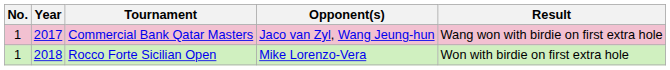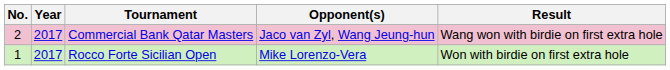(18, 35) 1 -> (18, 35) 2
(48, 55) 2018 -> (48, 55) 2017
